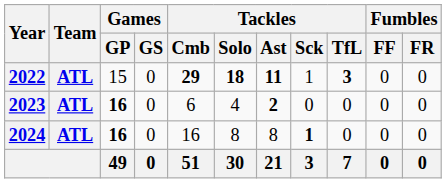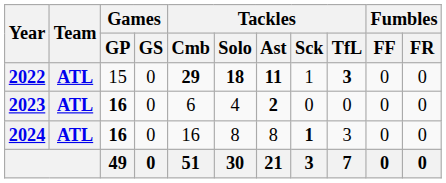(347, 134) 0 -> (347, 134) 3
